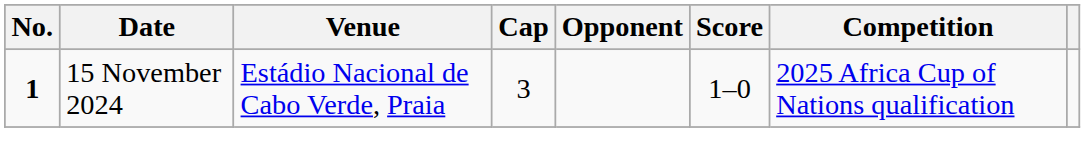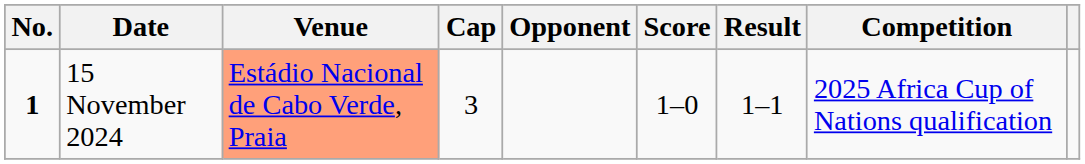+ column: (762, 26)
(355, 87) no background -> (326, 103) lightsalmon background
